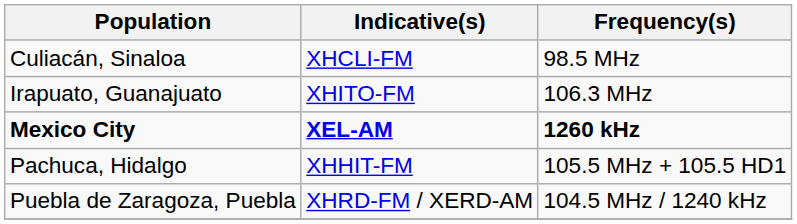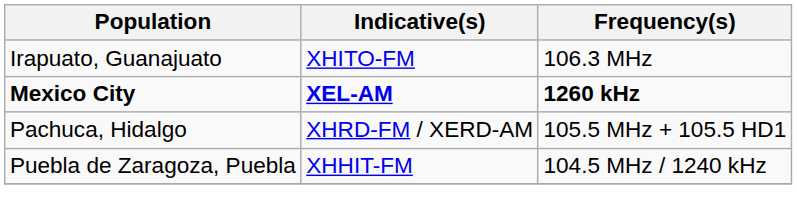- row: (98, 58)
(360, 165) XHHIT-FM -> (420, 129) XHRD-FM / XERD-AM
(420, 201) XHRD-FM / XERD-AM -> (360, 165) XHHIT-FM
